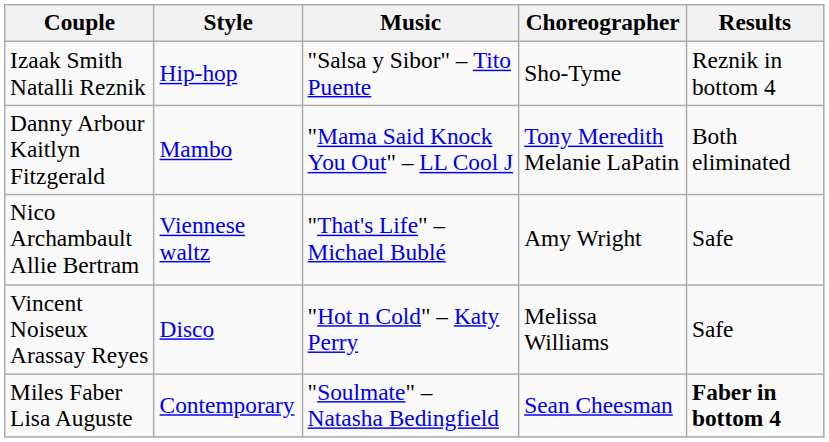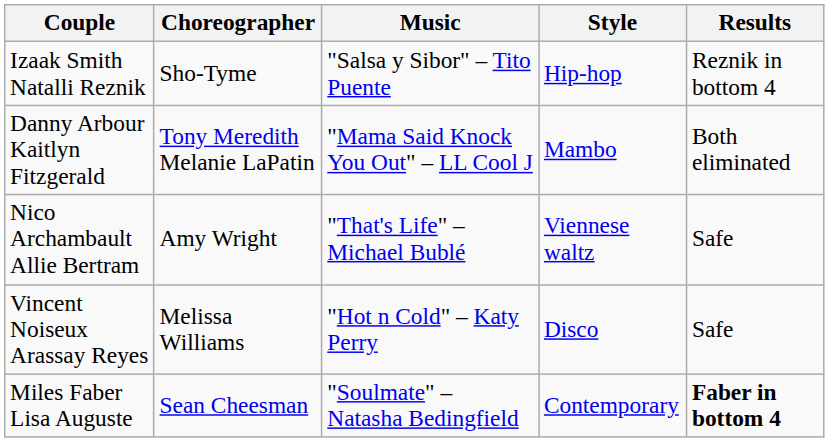columns swapped: (228, 23) <-> (603, 23)
